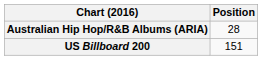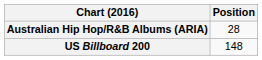(234, 47) 151 -> (234, 47) 148
